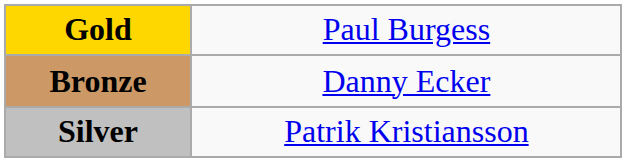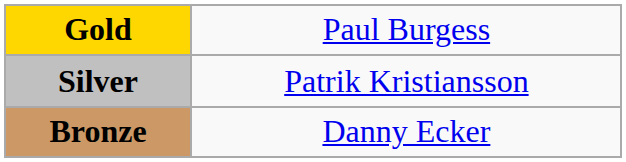rows swapped: (98, 131) <-> (98, 80)
